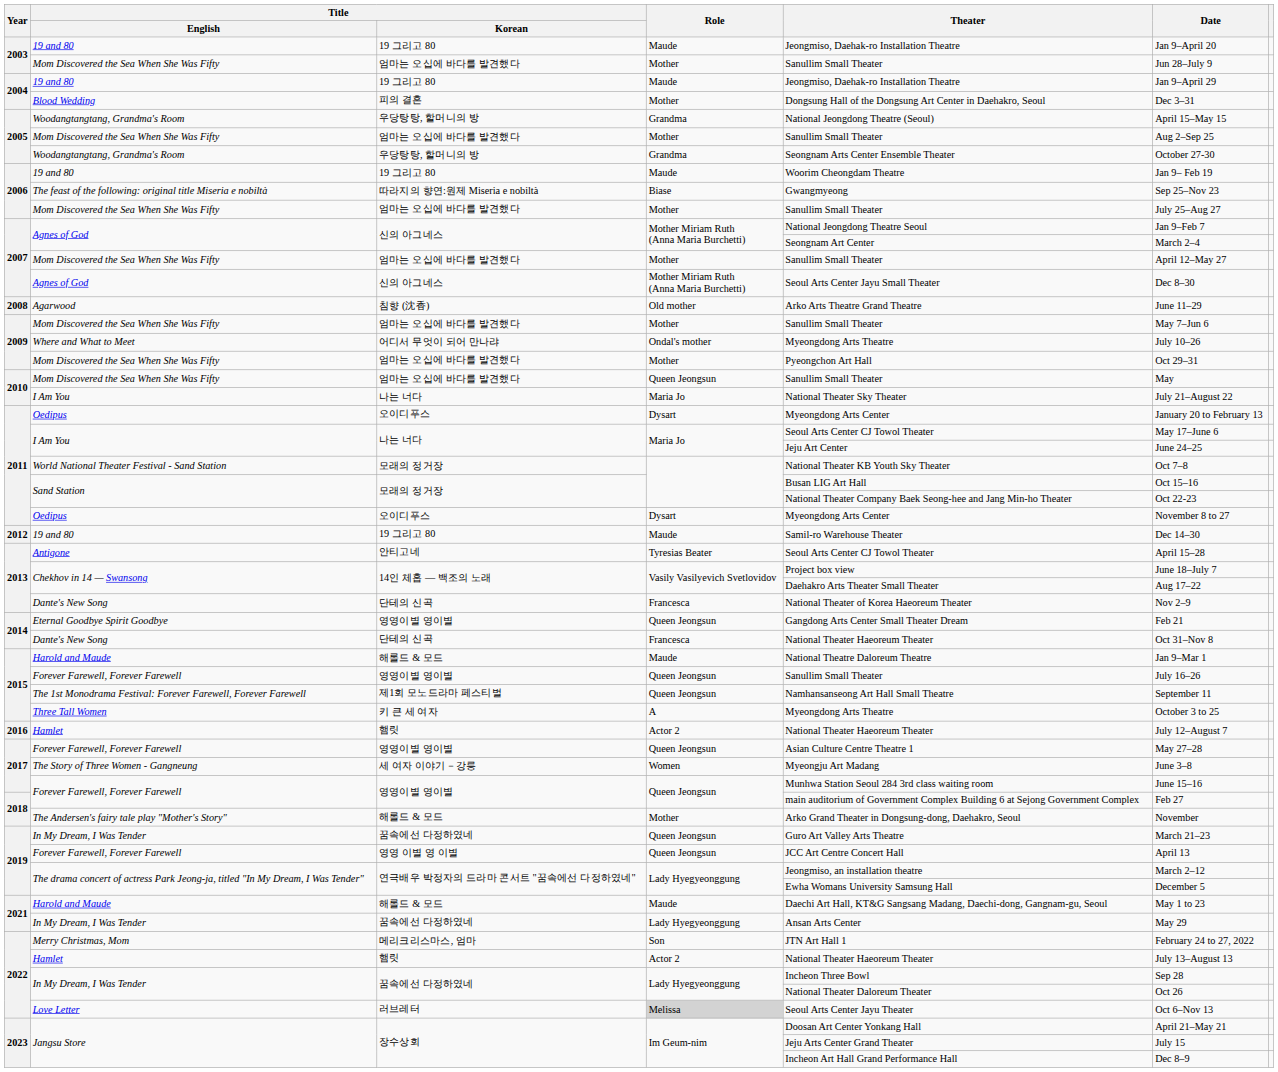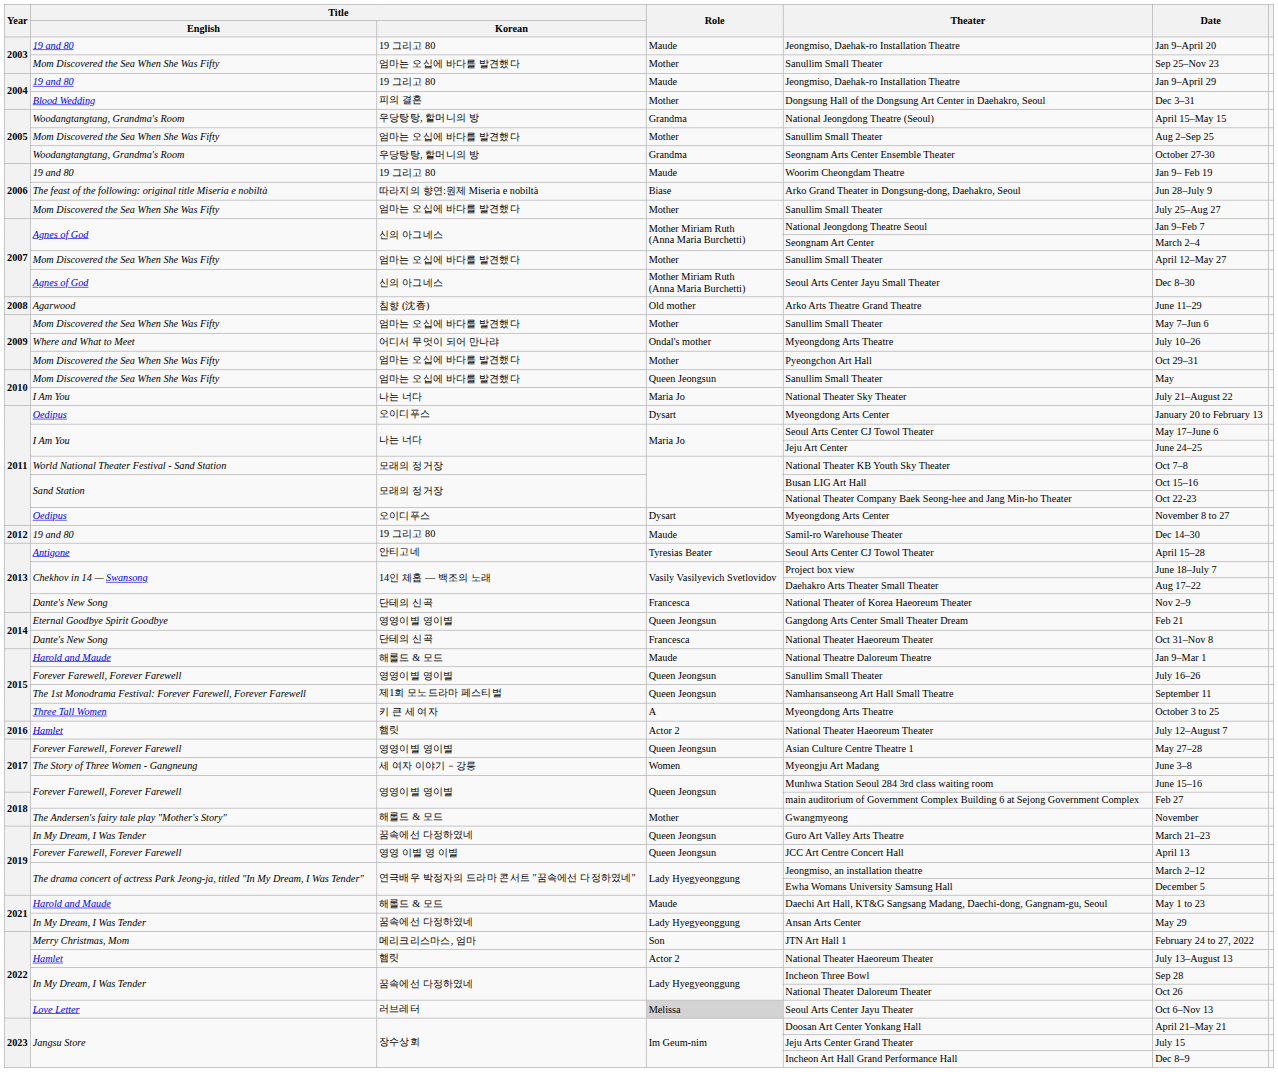(1184, 64) Jun 28–July 9 -> (1187, 64) Sep 25–Nov 23
(817, 191) Gwangmyeong -> (903, 191) Arko Grand Theater in Dongsung-dong, Daehakro, Seoul
(1187, 191) Sep 25–Nov 23 -> (1184, 191) Jun 28–July 9
(903, 817) Arko Grand Theater in Dongsung-dong, Daehakro, Seoul -> (817, 817) Gwangmyeong
